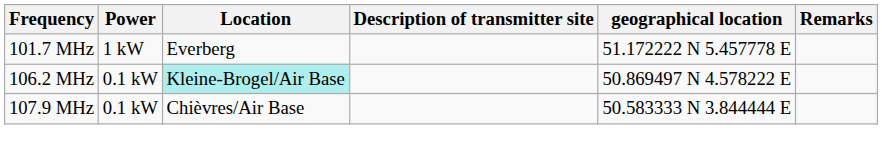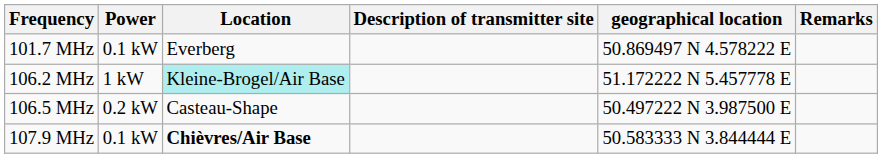(123, 49) 1 kW -> (130, 49) 0.1 kW
(697, 49) 51.172222 N 5.457778 E -> (697, 49) 50.869497 N 4.578222 E
(130, 78) 0.1 kW -> (123, 78) 1 kW
(697, 78) 50.869497 N 4.578222 E -> (697, 78) 51.172222 N 5.457778 E
+ row: (52, 108)
(235, 108) normal -> (239, 138) bold
